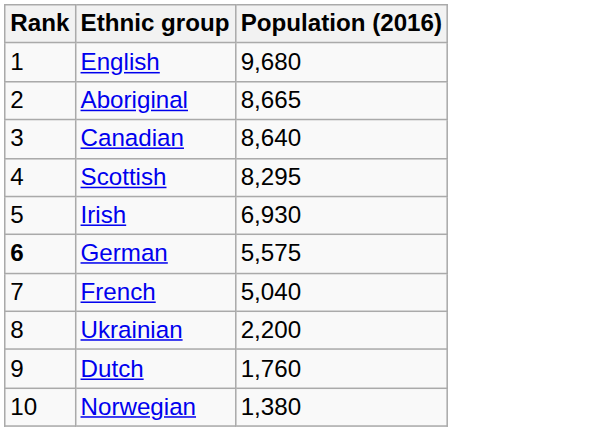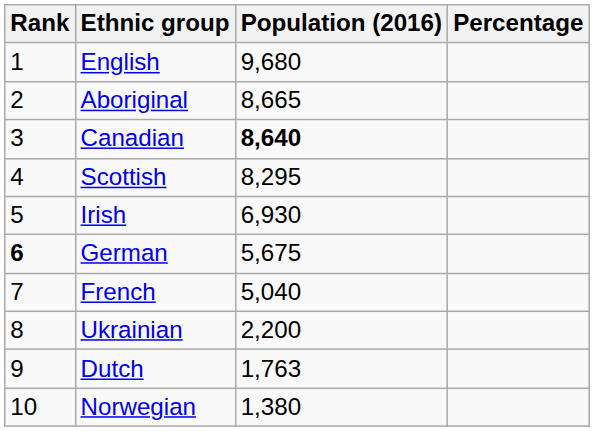+ column: (518, 23)
(271, 138) normal -> (271, 138) bold
(271, 253) 5,575 -> (271, 253) 5,675
(271, 368) 1,760 -> (271, 368) 1,763
